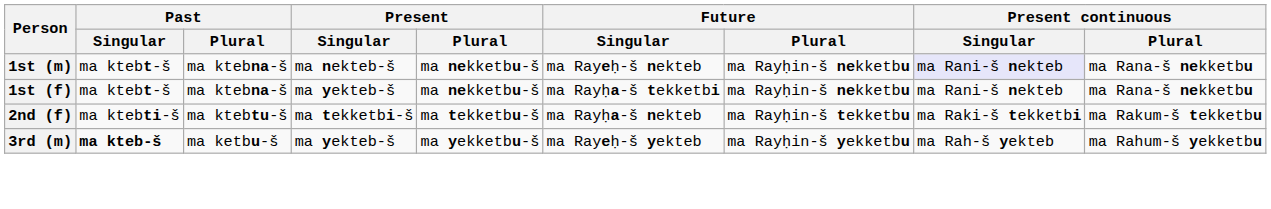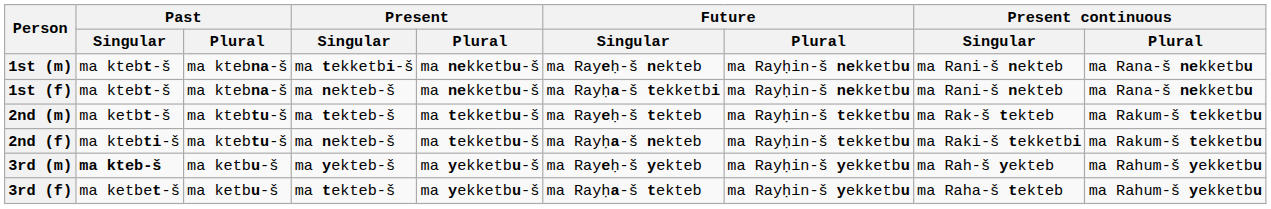(345, 67) ma nekteb-š -> (354, 67) ma tekketbi-š
(990, 67) lavender background -> (990, 67) no background
(345, 91) ma yekteb-š -> (345, 91) ma nekteb-š
+ row: (40, 116)
(354, 116) ma tekketbi-š -> (345, 141) ma nekteb-š
+ row: (40, 191)
